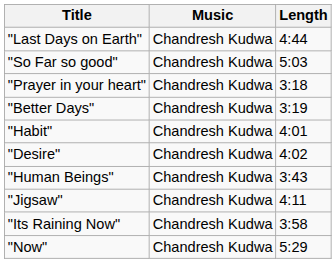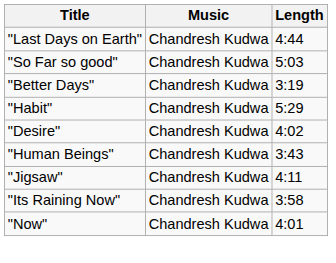- row: (77, 85)
(293, 131) 4:01 -> (289, 108) 5:29
(293, 246) 5:29 -> (289, 223) 4:01
